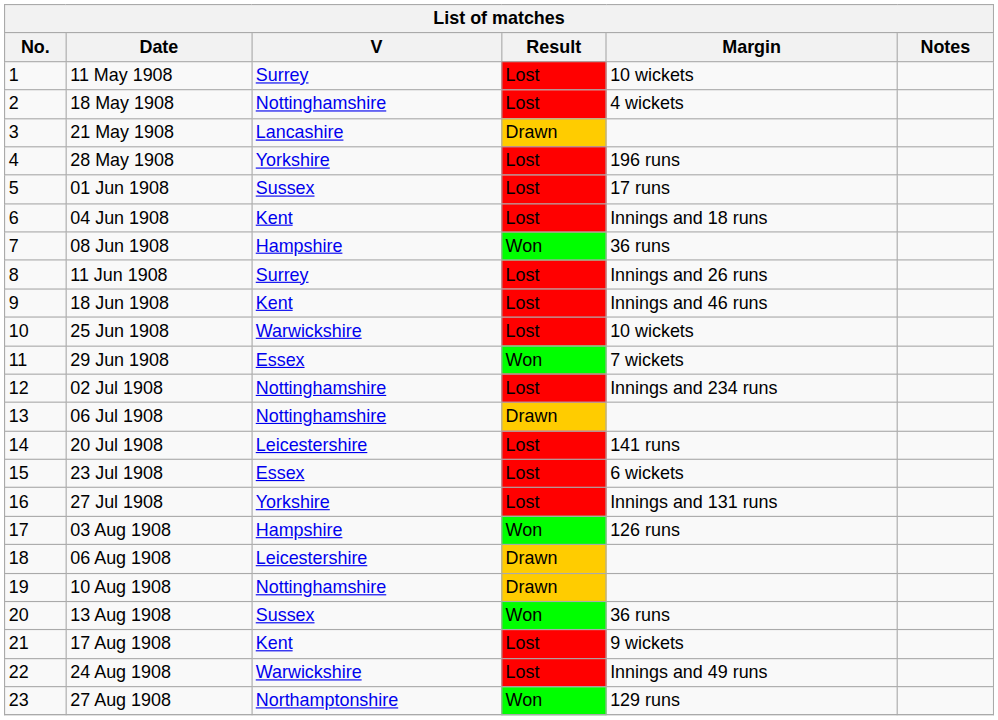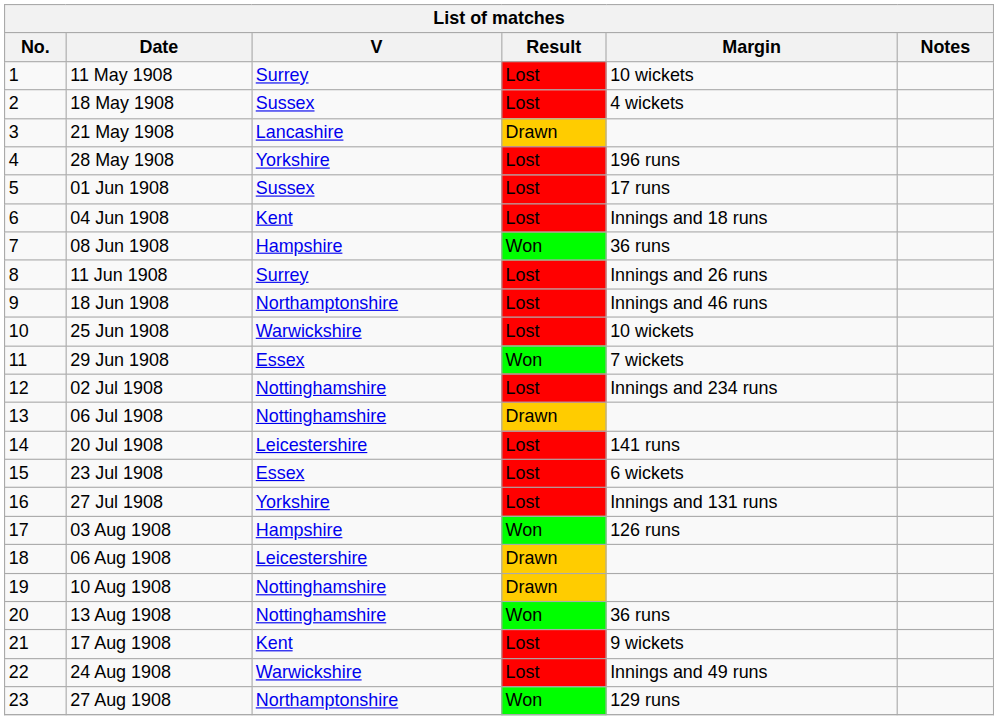(321, 103) Nottinghamshire -> (285, 103) Sussex
(274, 302) Kent -> (327, 302) Northamptonshire
(285, 615) Sussex -> (321, 615) Nottinghamshire
